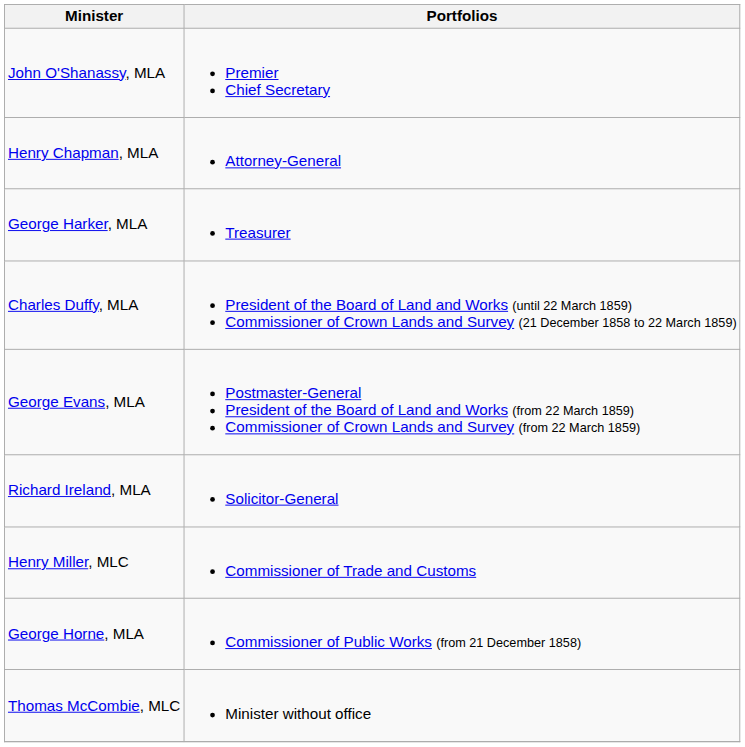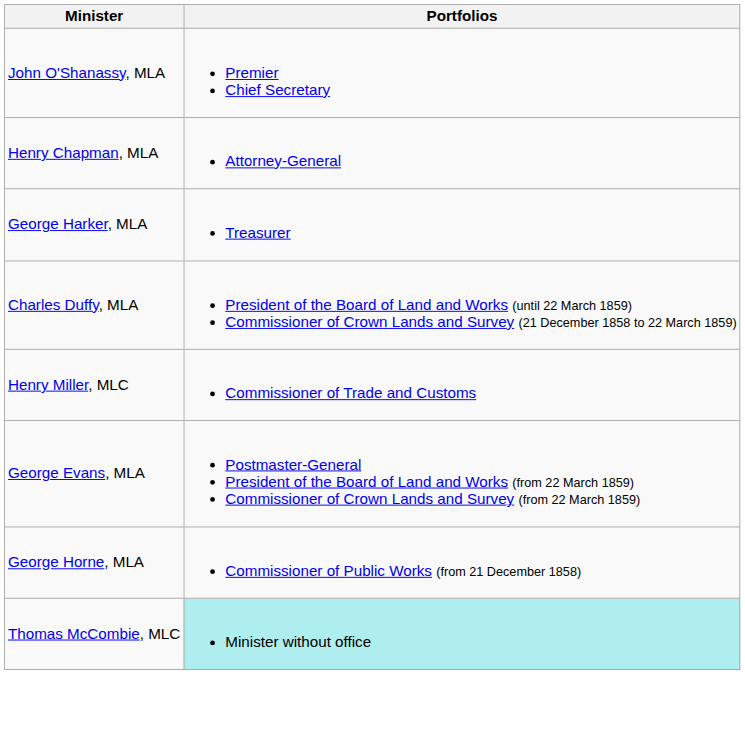rows swapped: (68, 562) <-> (76, 402)
- row: (79, 490)
(462, 714) no background -> (462, 643) paleturquoise background
